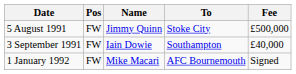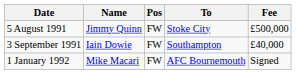columns swapped: (94, 12) <-> (134, 12)
